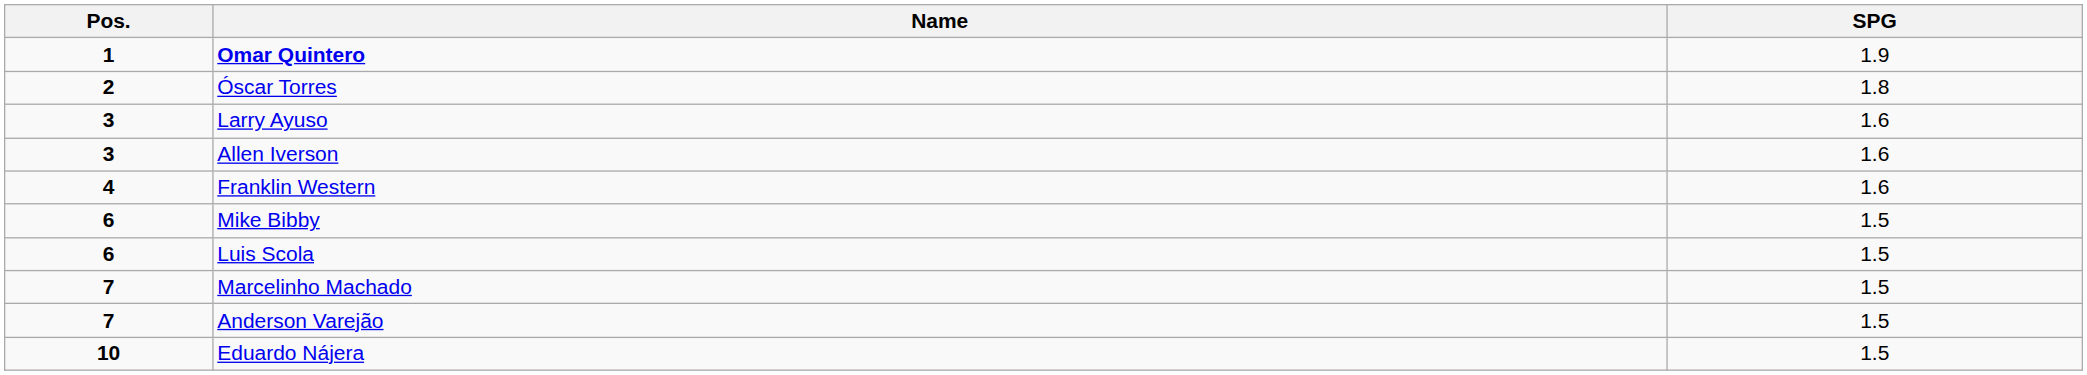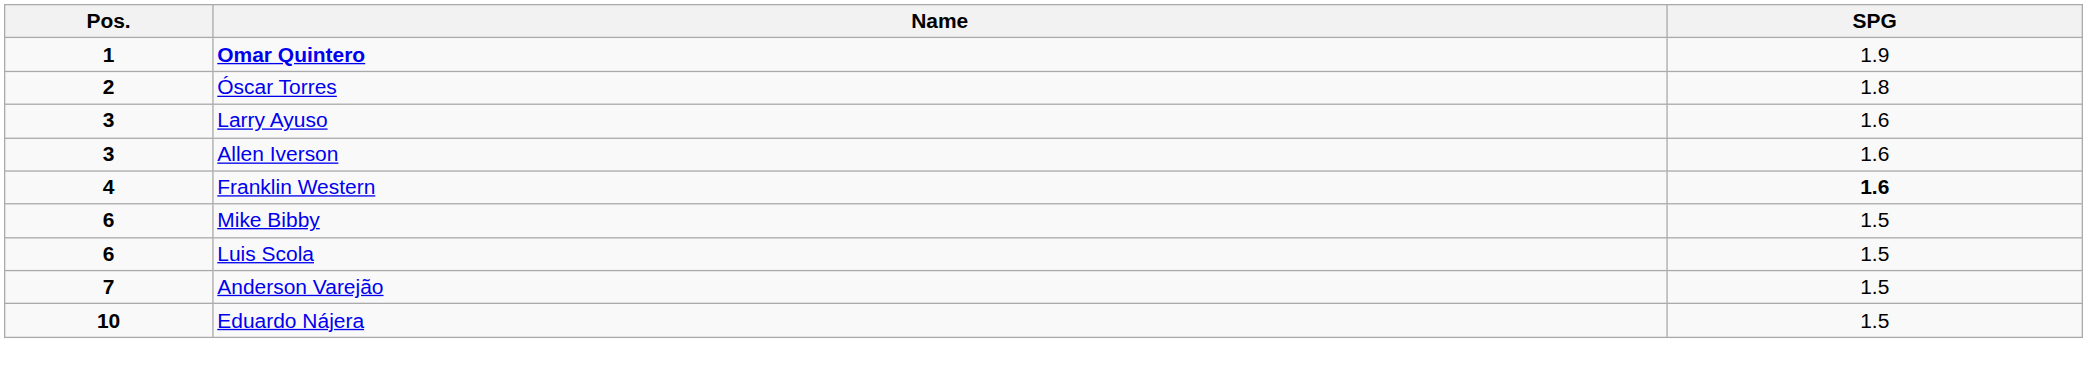(1875, 187) normal -> (1875, 187) bold
- row: (315, 287)
